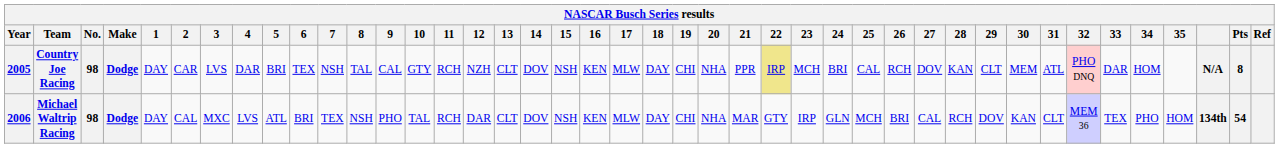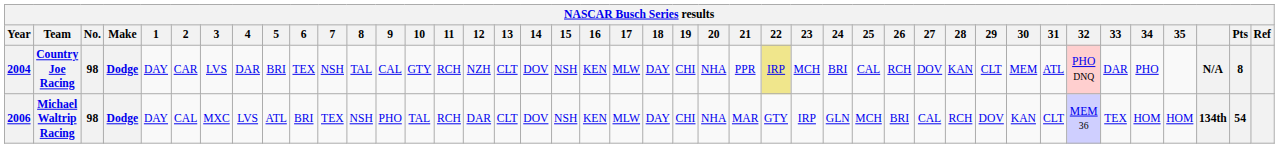(19, 69) 2005 -> (19, 69) 2004
(1147, 69) HOM -> (1147, 69) PHO
(1147, 118) PHO -> (1147, 118) HOM
